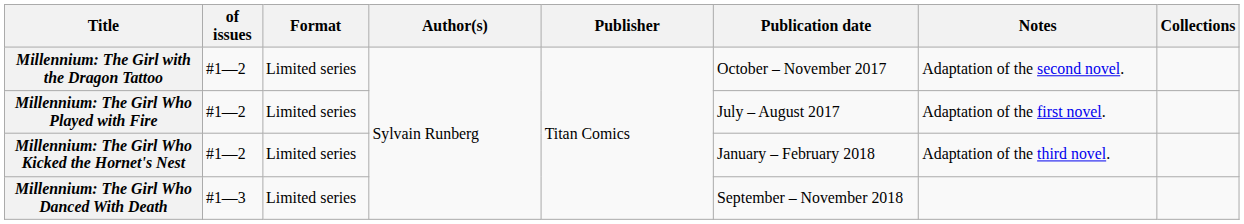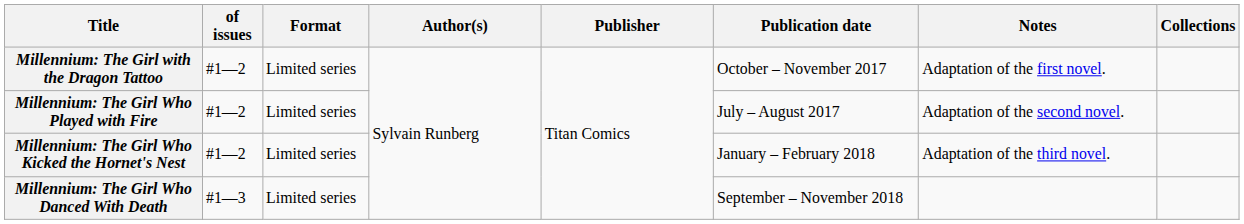(1023, 68) Adaptation of the second novel. -> (1014, 68) Adaptation of the first novel.
(1014, 111) Adaptation of the first novel. -> (1023, 111) Adaptation of the second novel.
